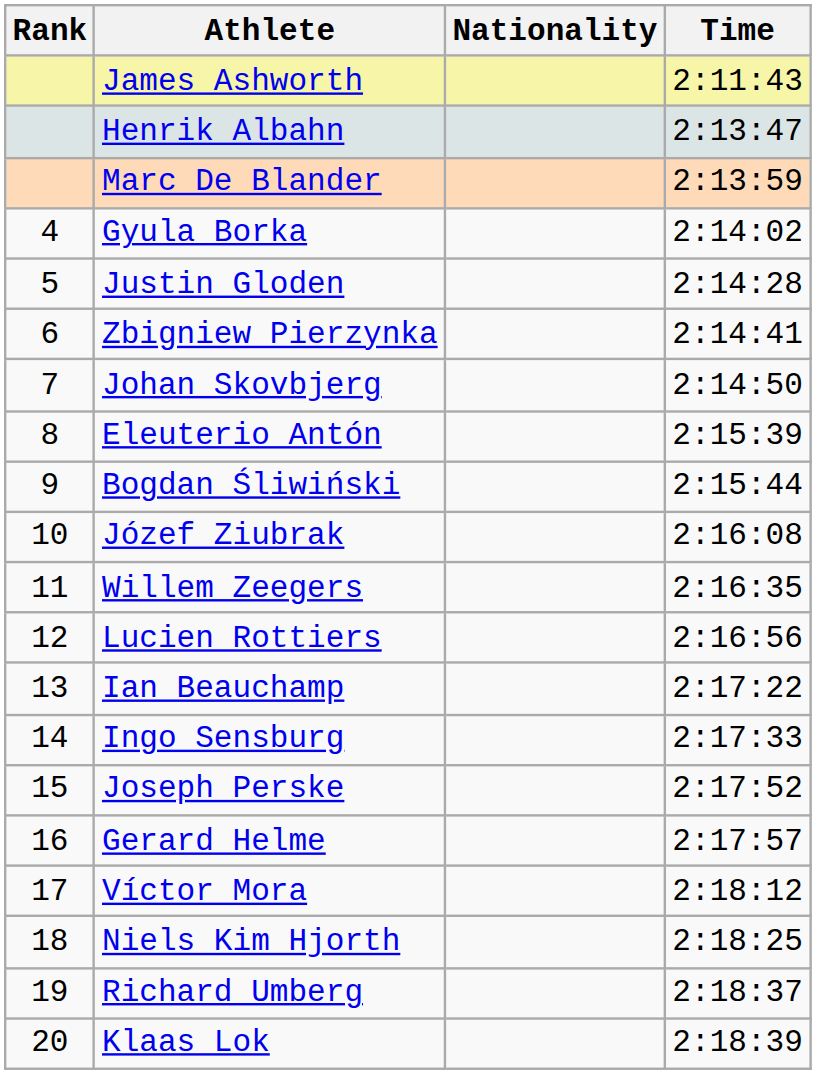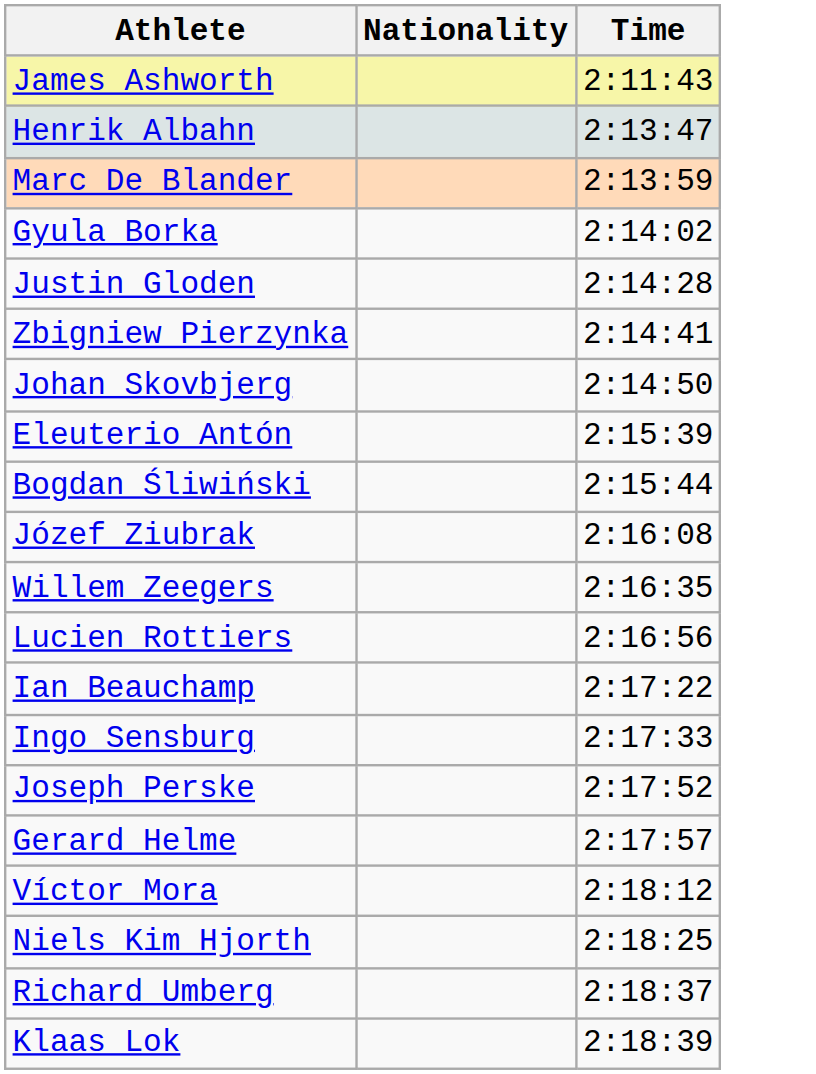- column: (50, 31)
